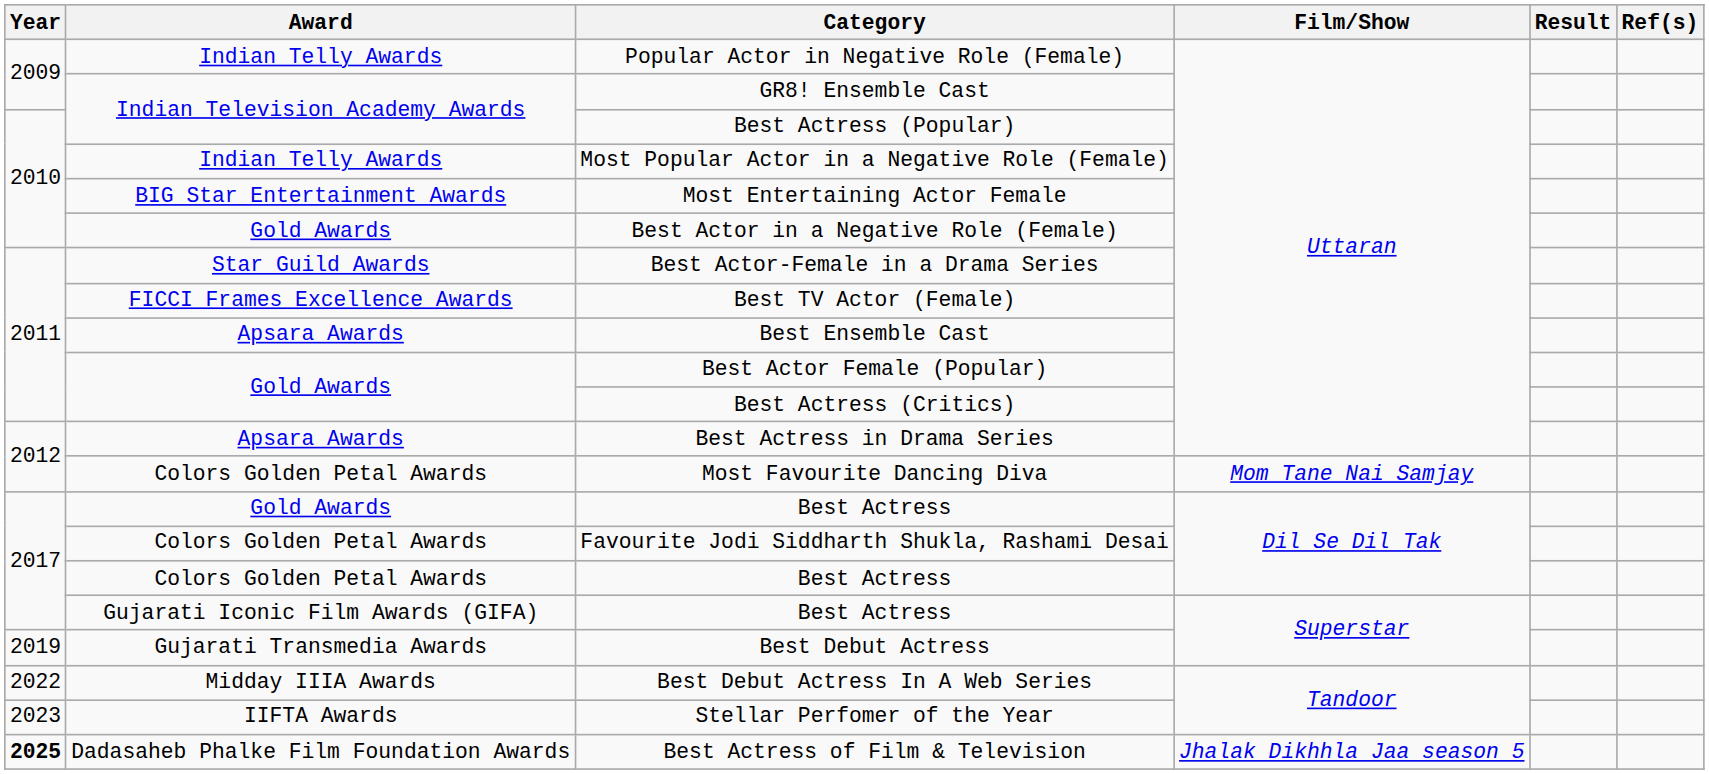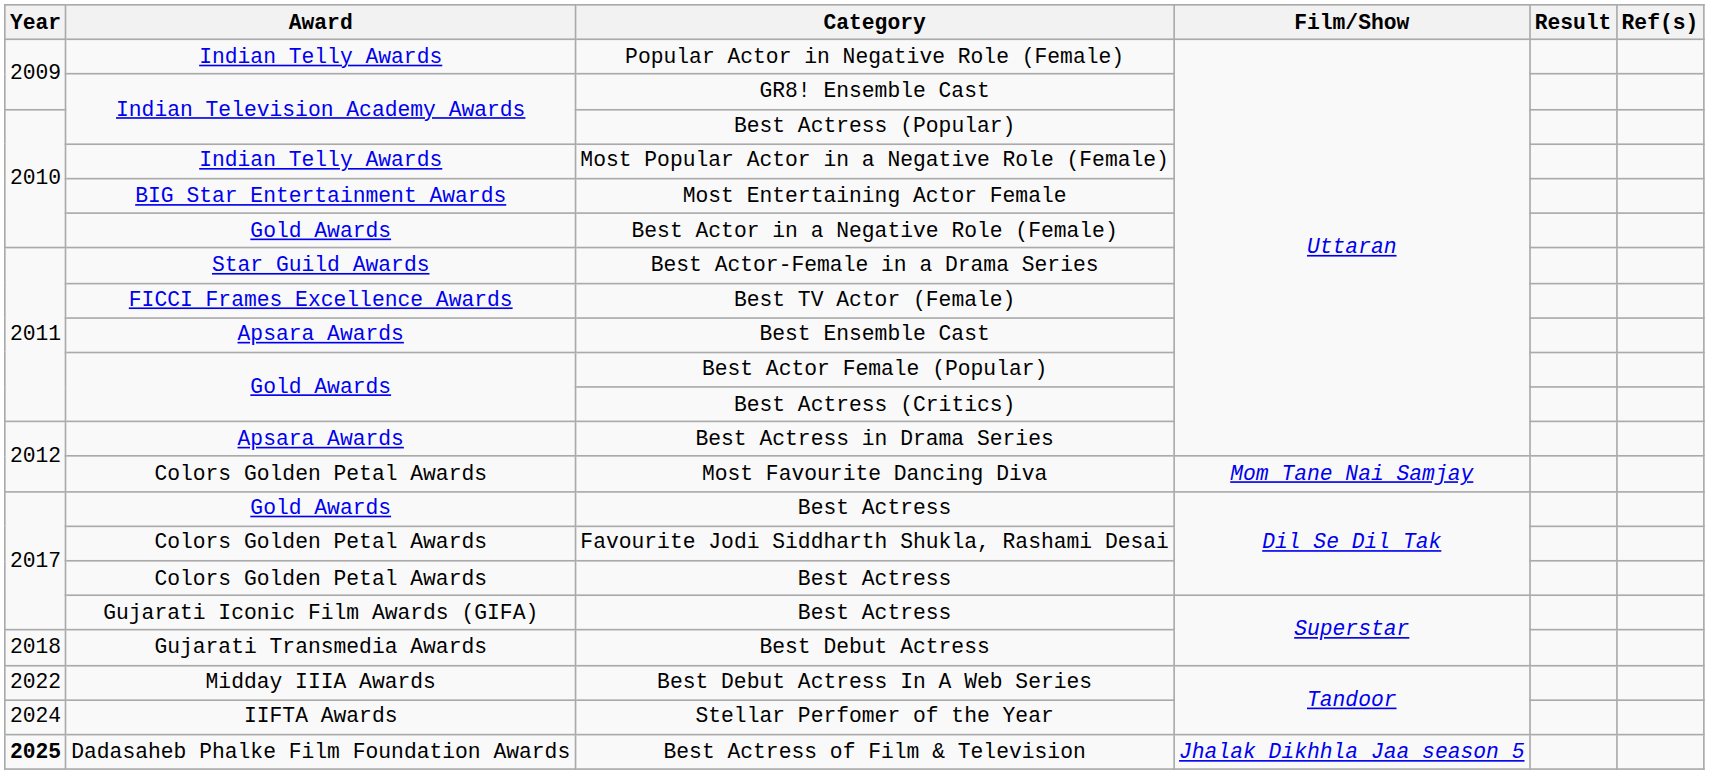(35, 648) 2019 -> (35, 648) 2018
(35, 717) 2023 -> (35, 717) 2024
